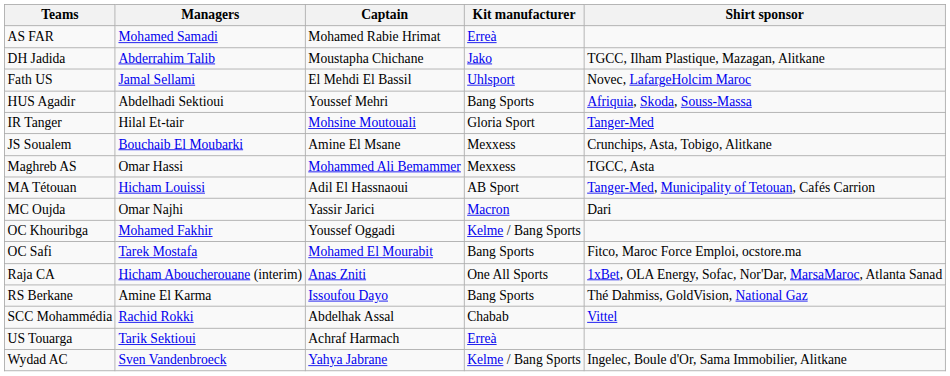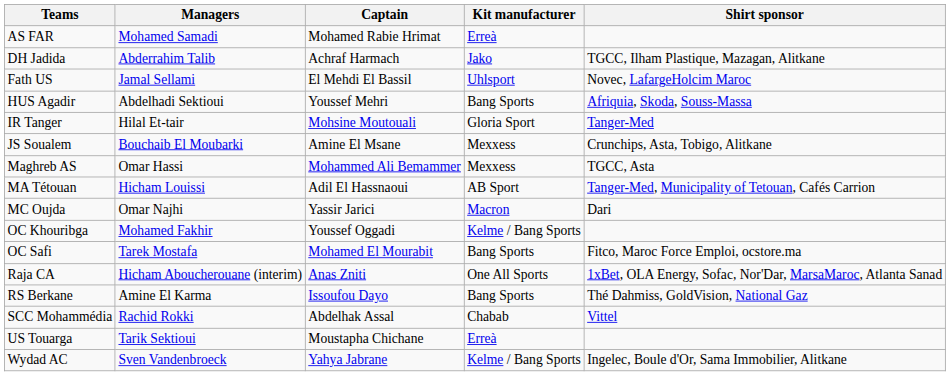(366, 58) Moustapha Chichane -> (354, 58) Achraf Harmach
(354, 338) Achraf Harmach -> (366, 338) Moustapha Chichane
